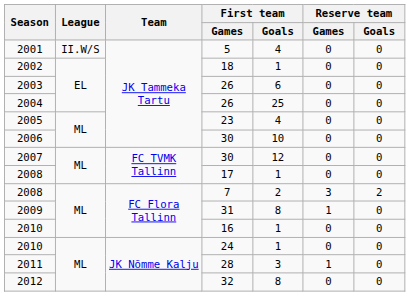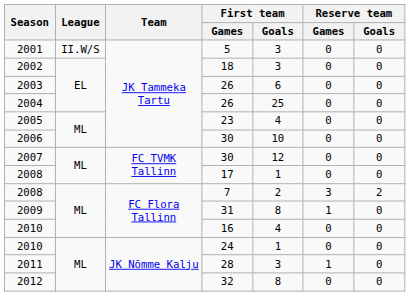(278, 49) 4 -> (278, 49) 3
(278, 67) 1 -> (278, 67) 3
(278, 228) 1 -> (278, 228) 4
